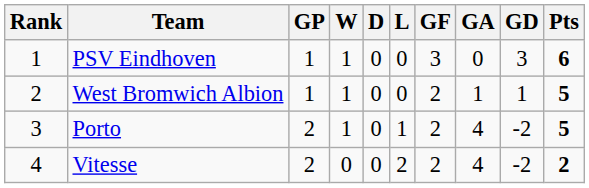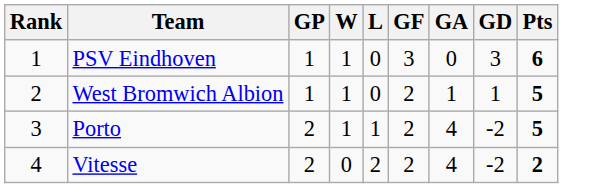- column: (376, 22)
